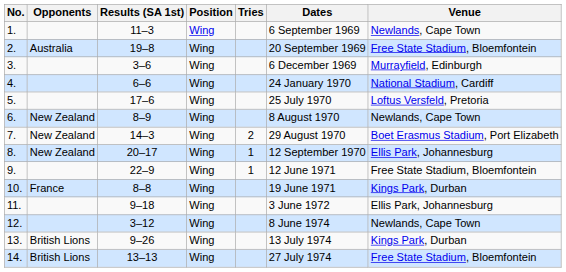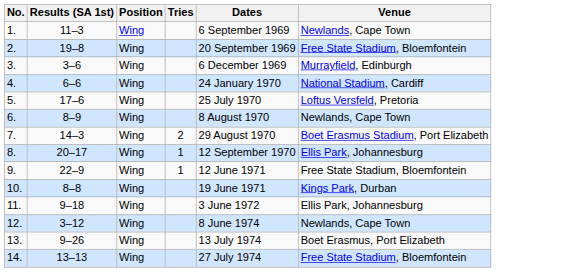- column: (62, 13)
(419, 240) Kings Park, Durban -> (373, 240) Boet Erasmus, Port Elizabeth
